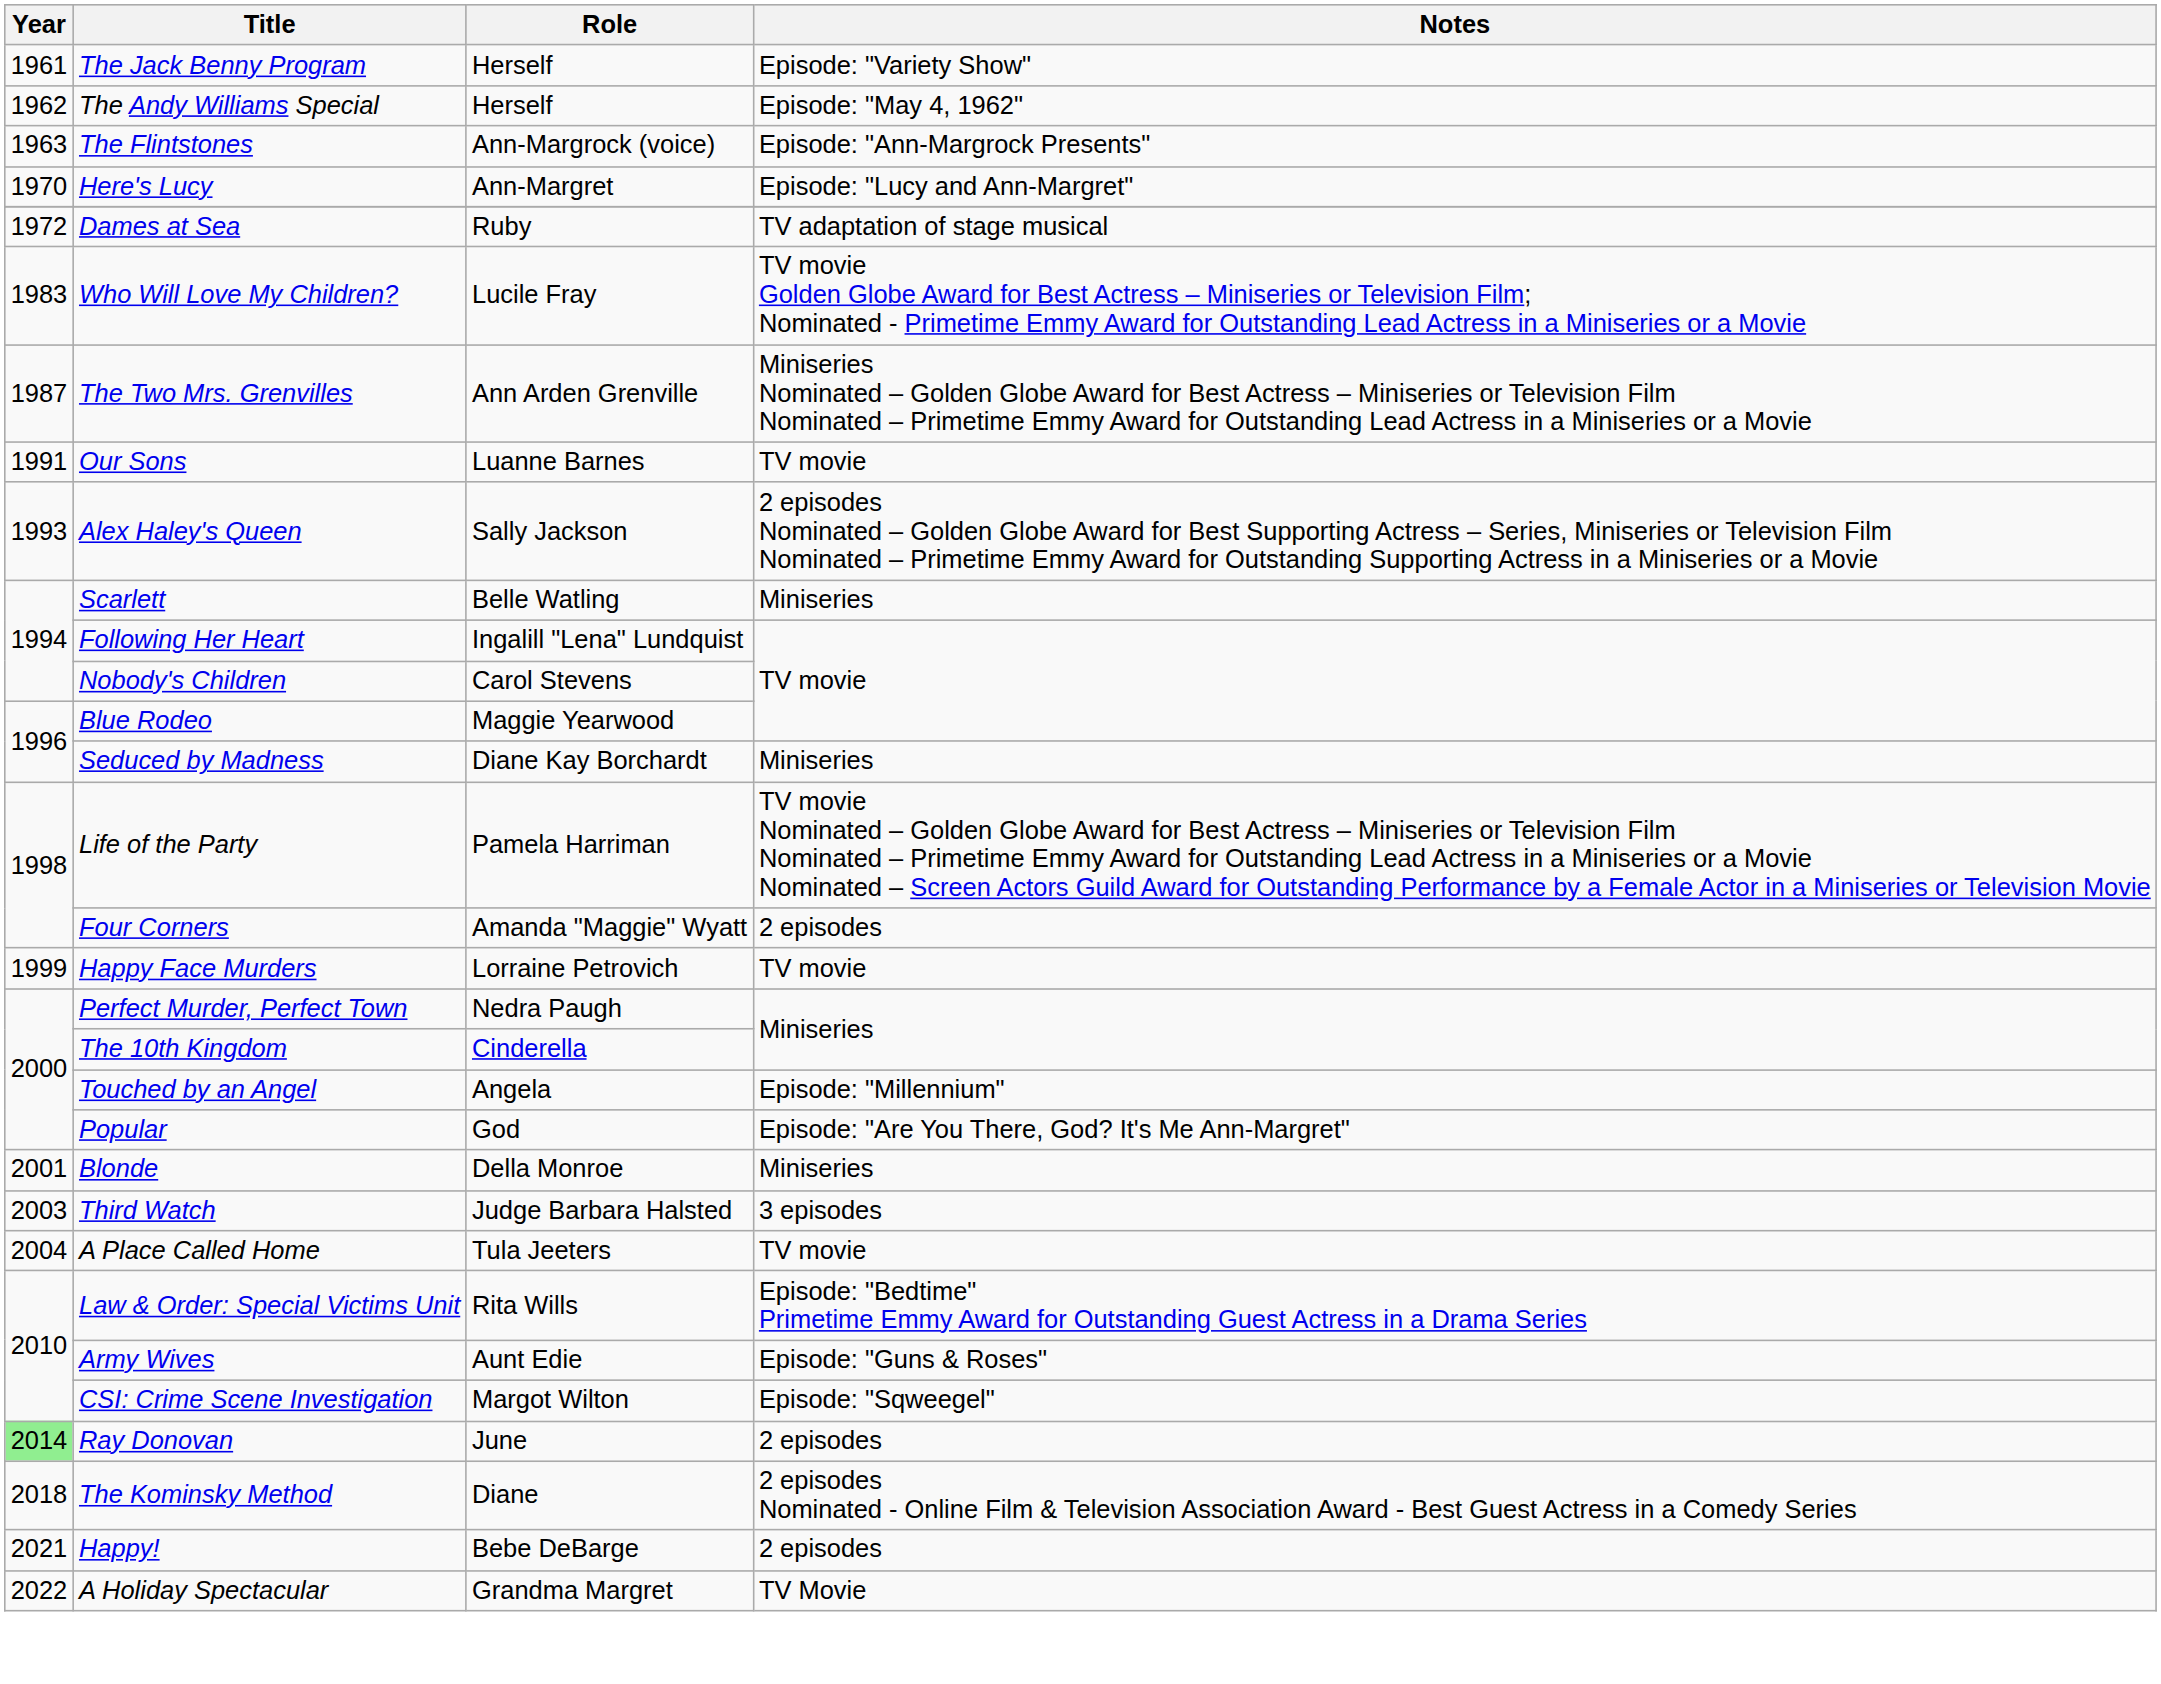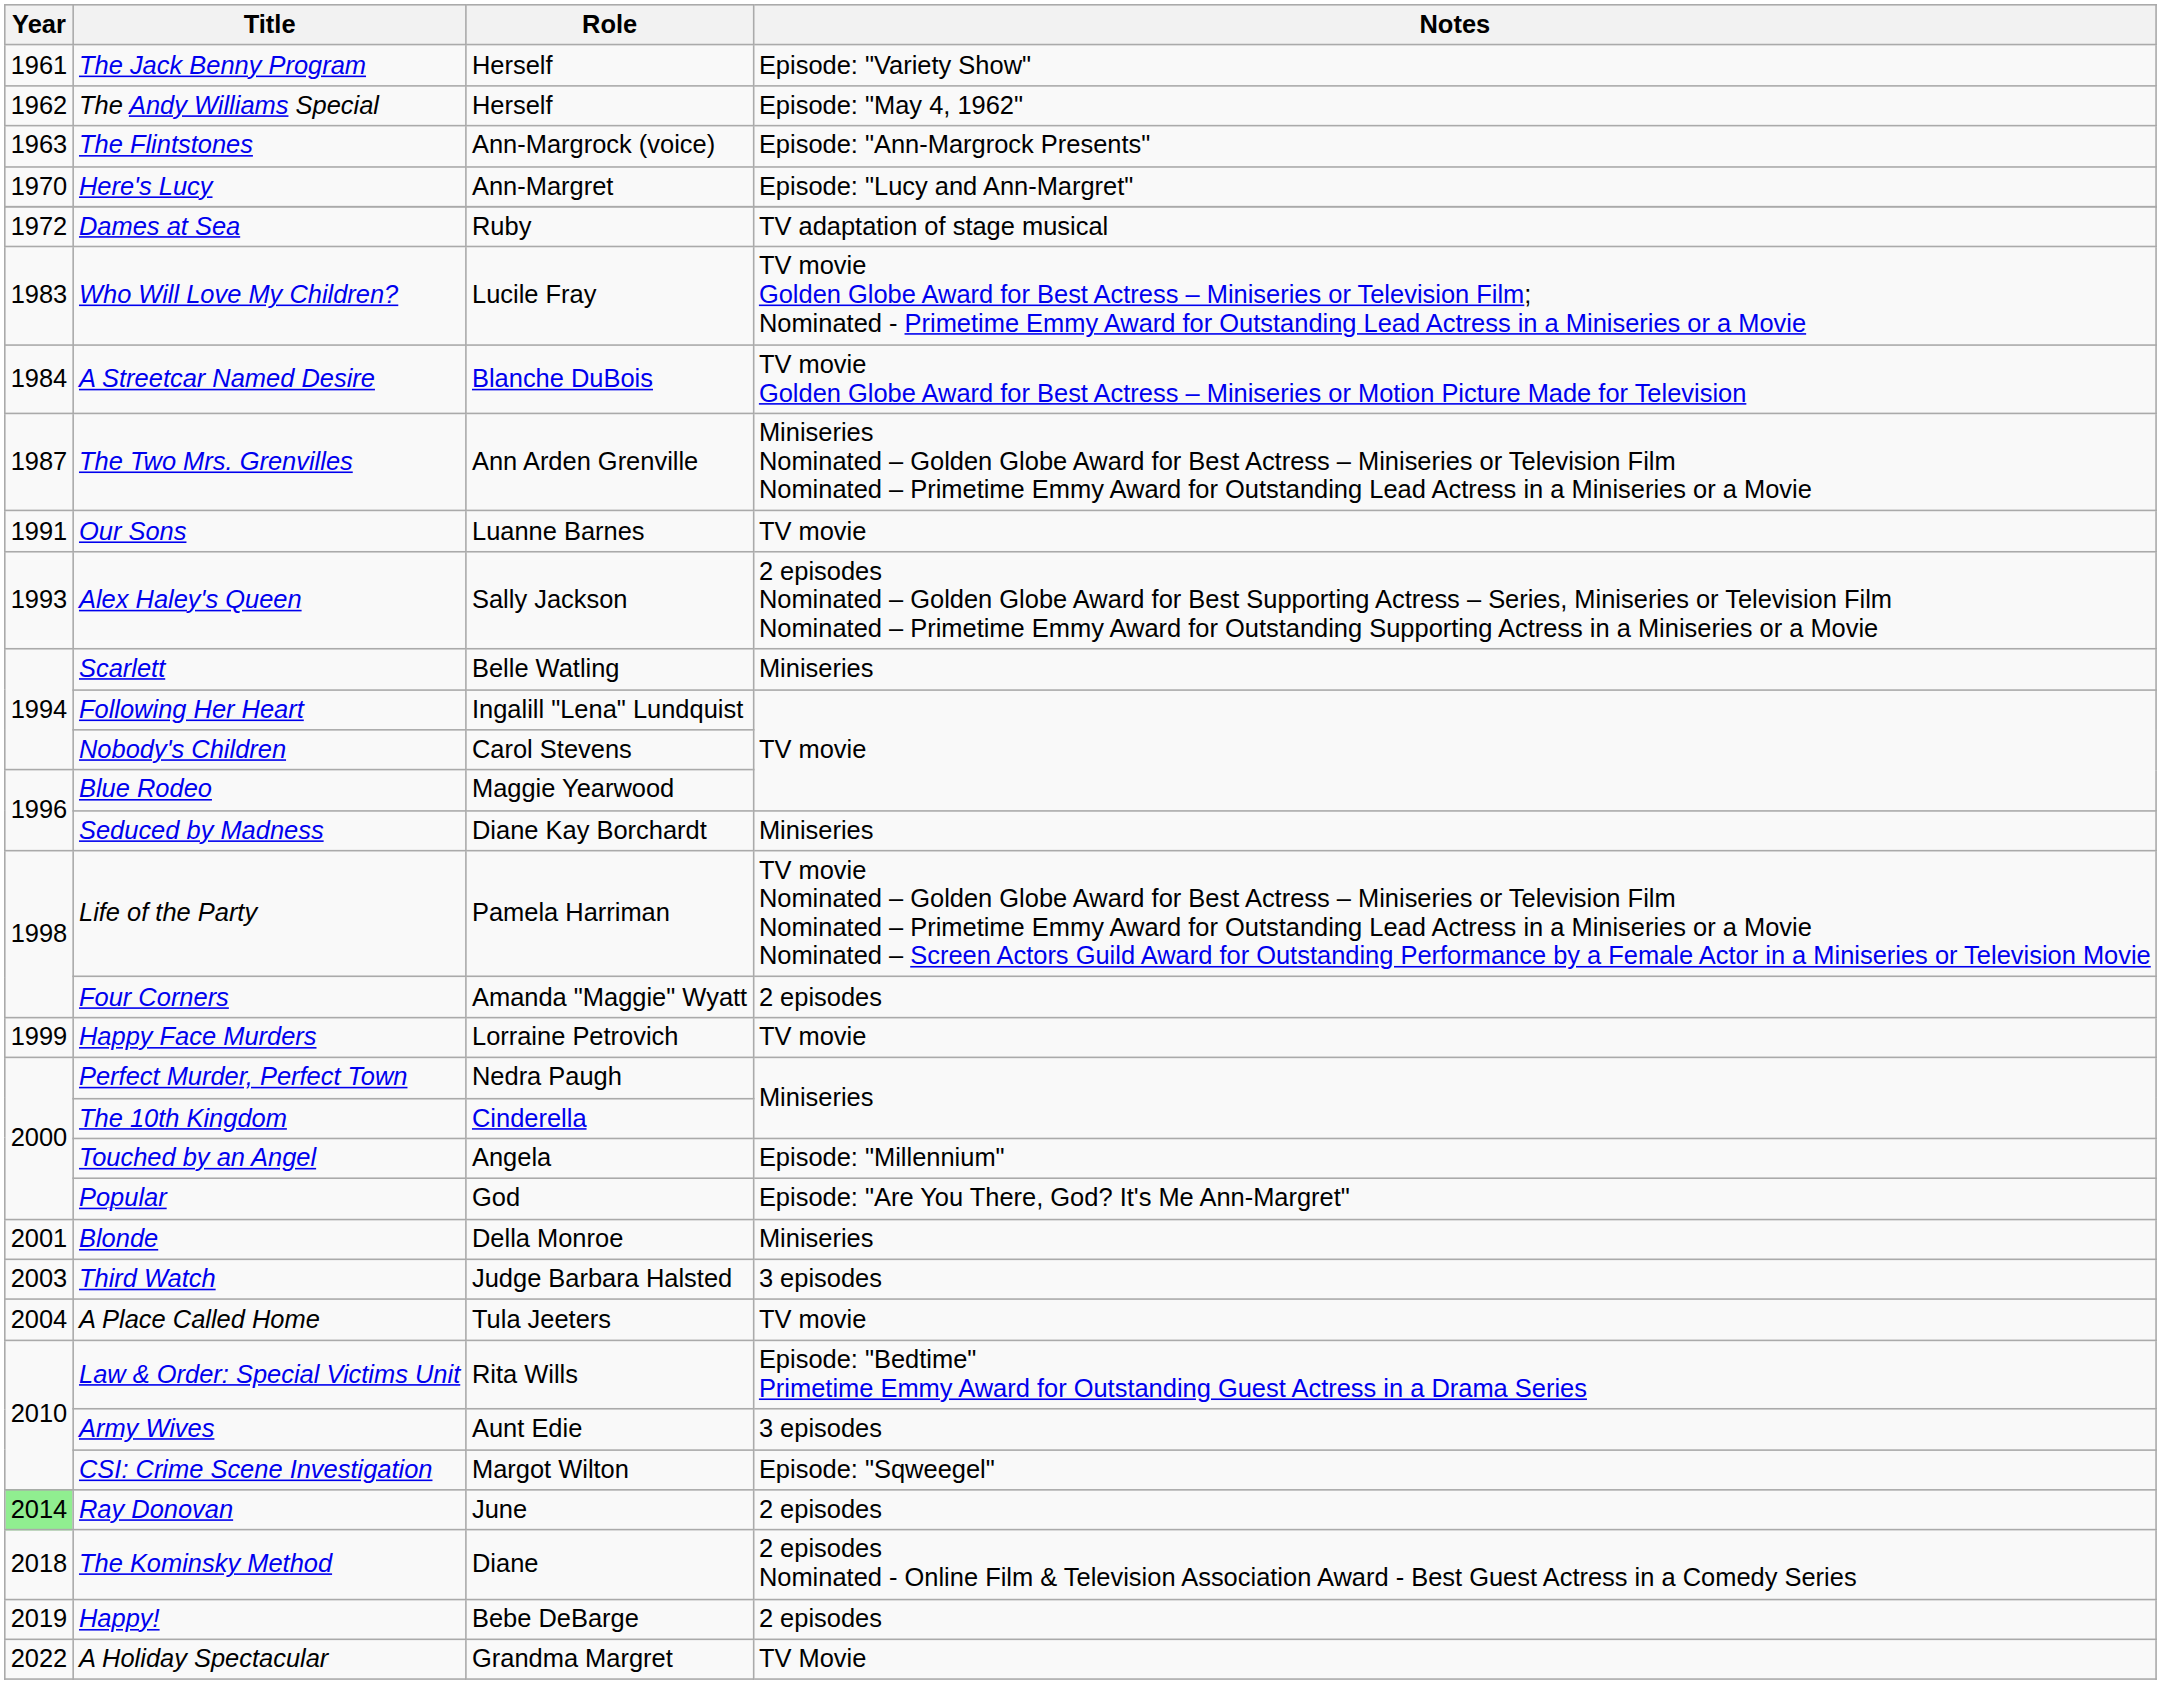+ row: (227, 378)
(903, 1359) Episode: "Guns & Roses" -> (820, 1428) 3 episodes
(39, 1549) 2021 -> (39, 1618) 2019
